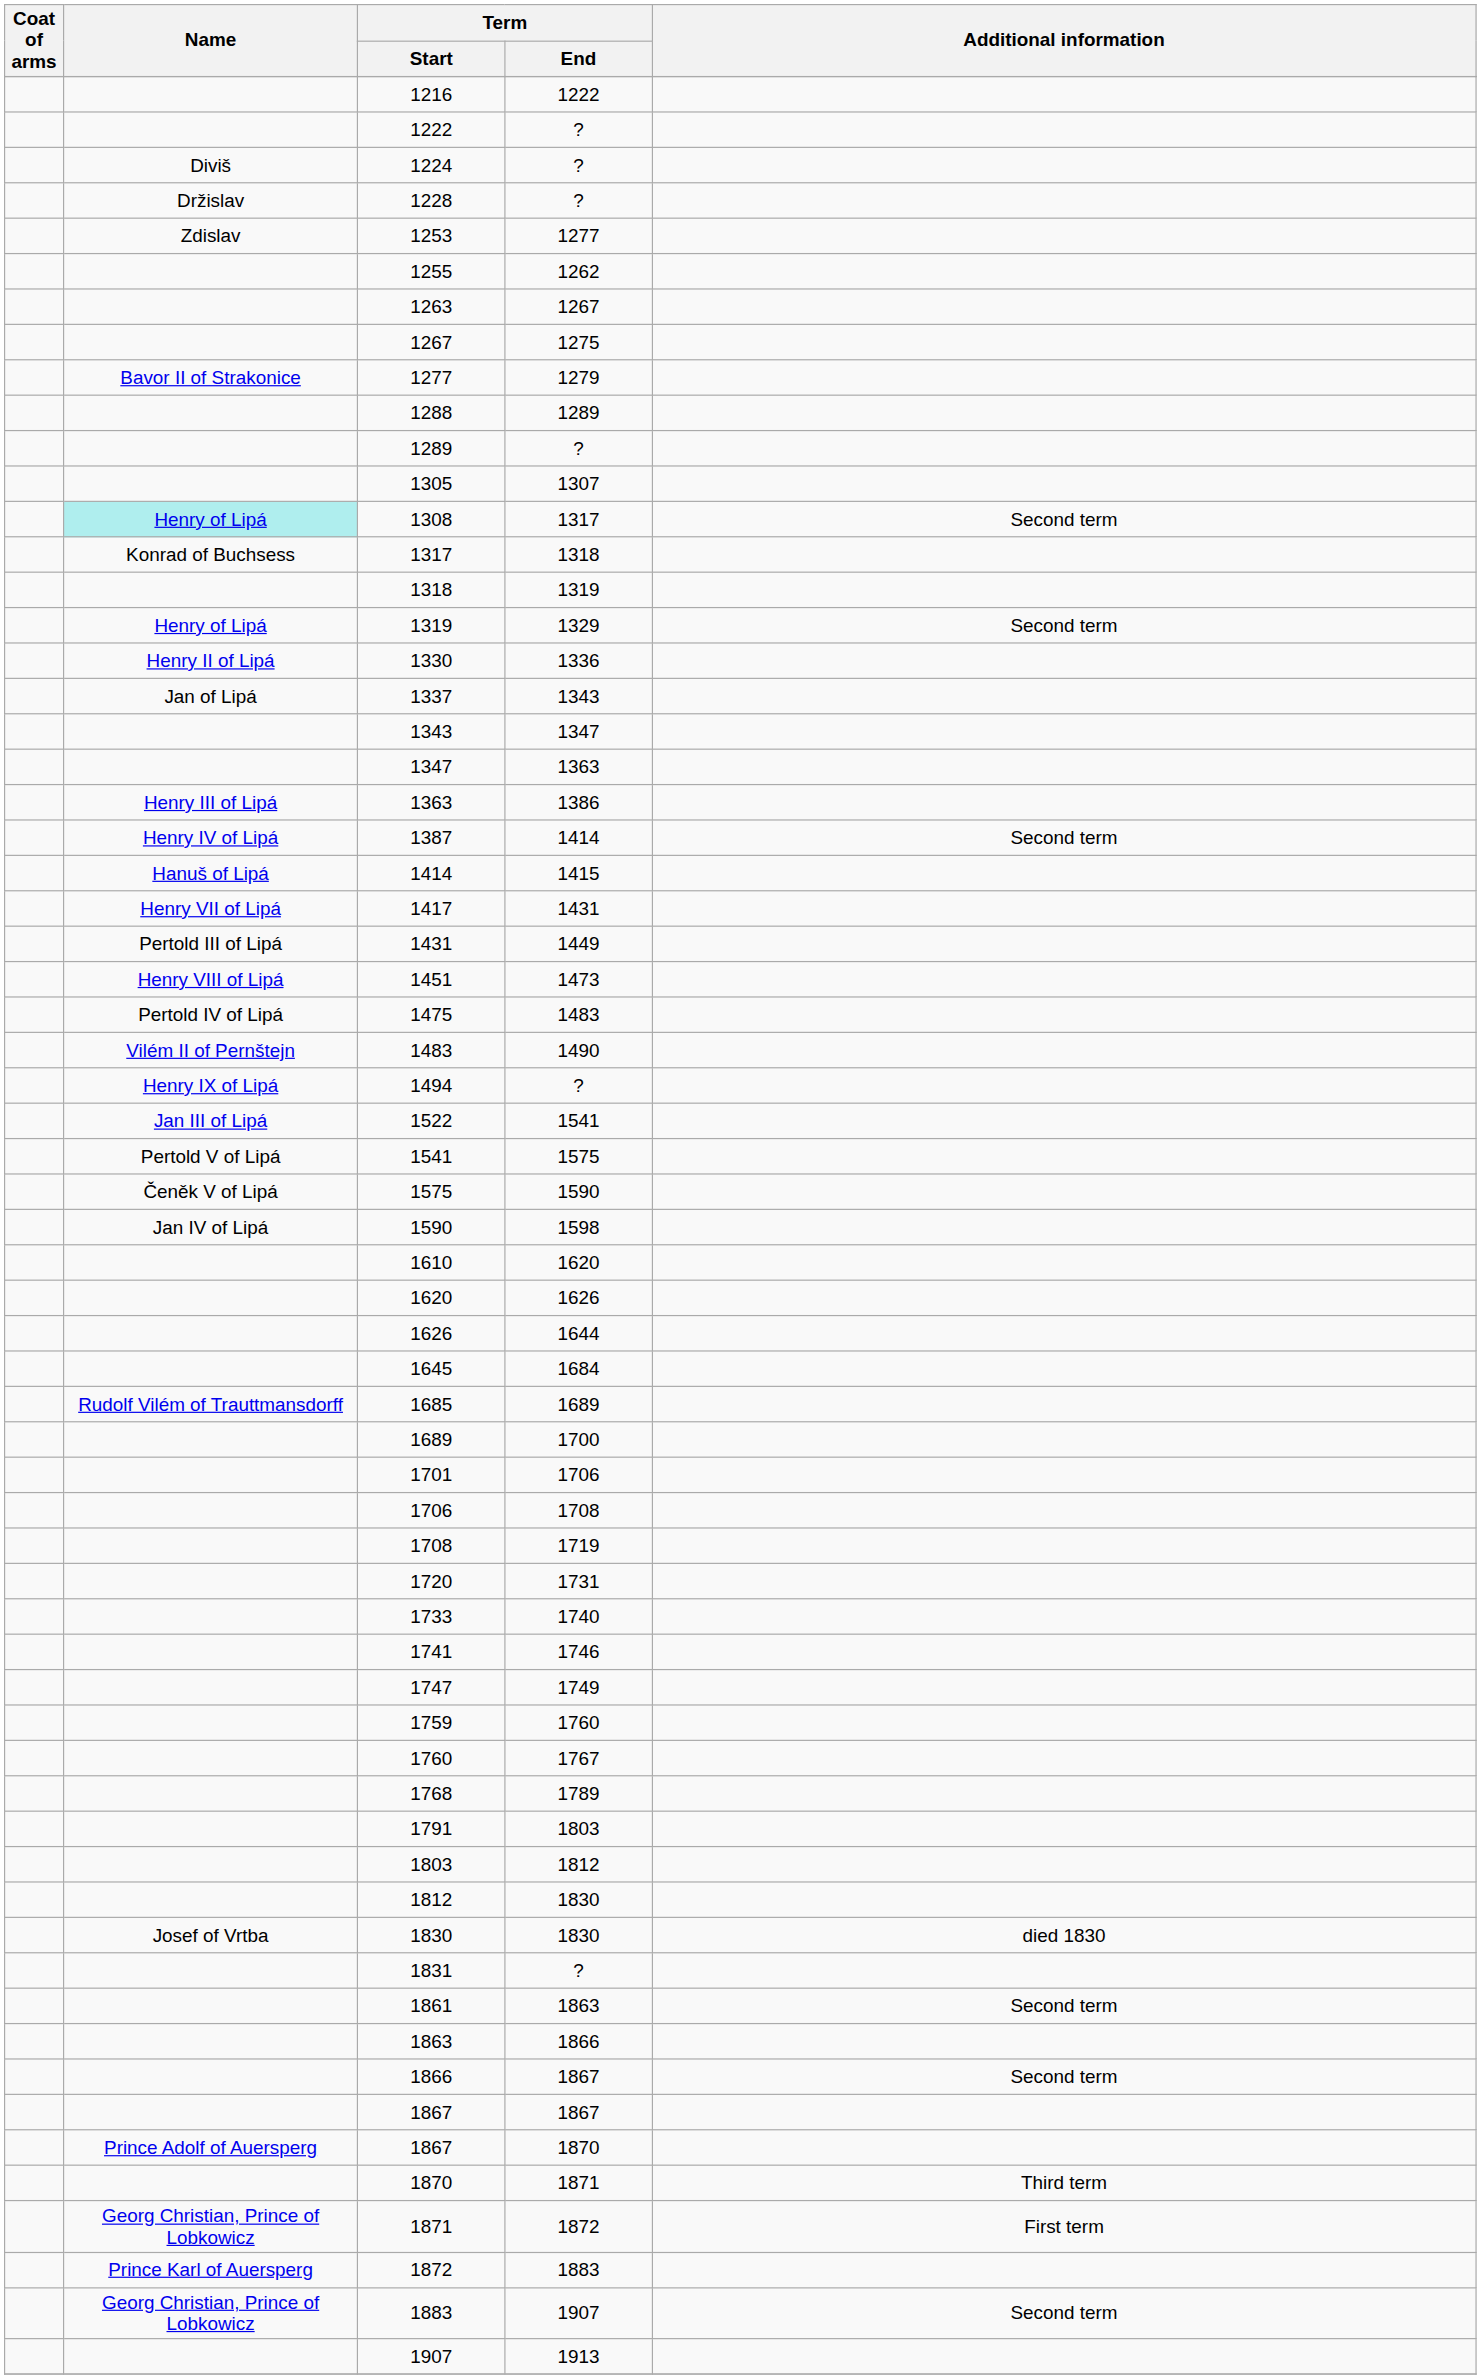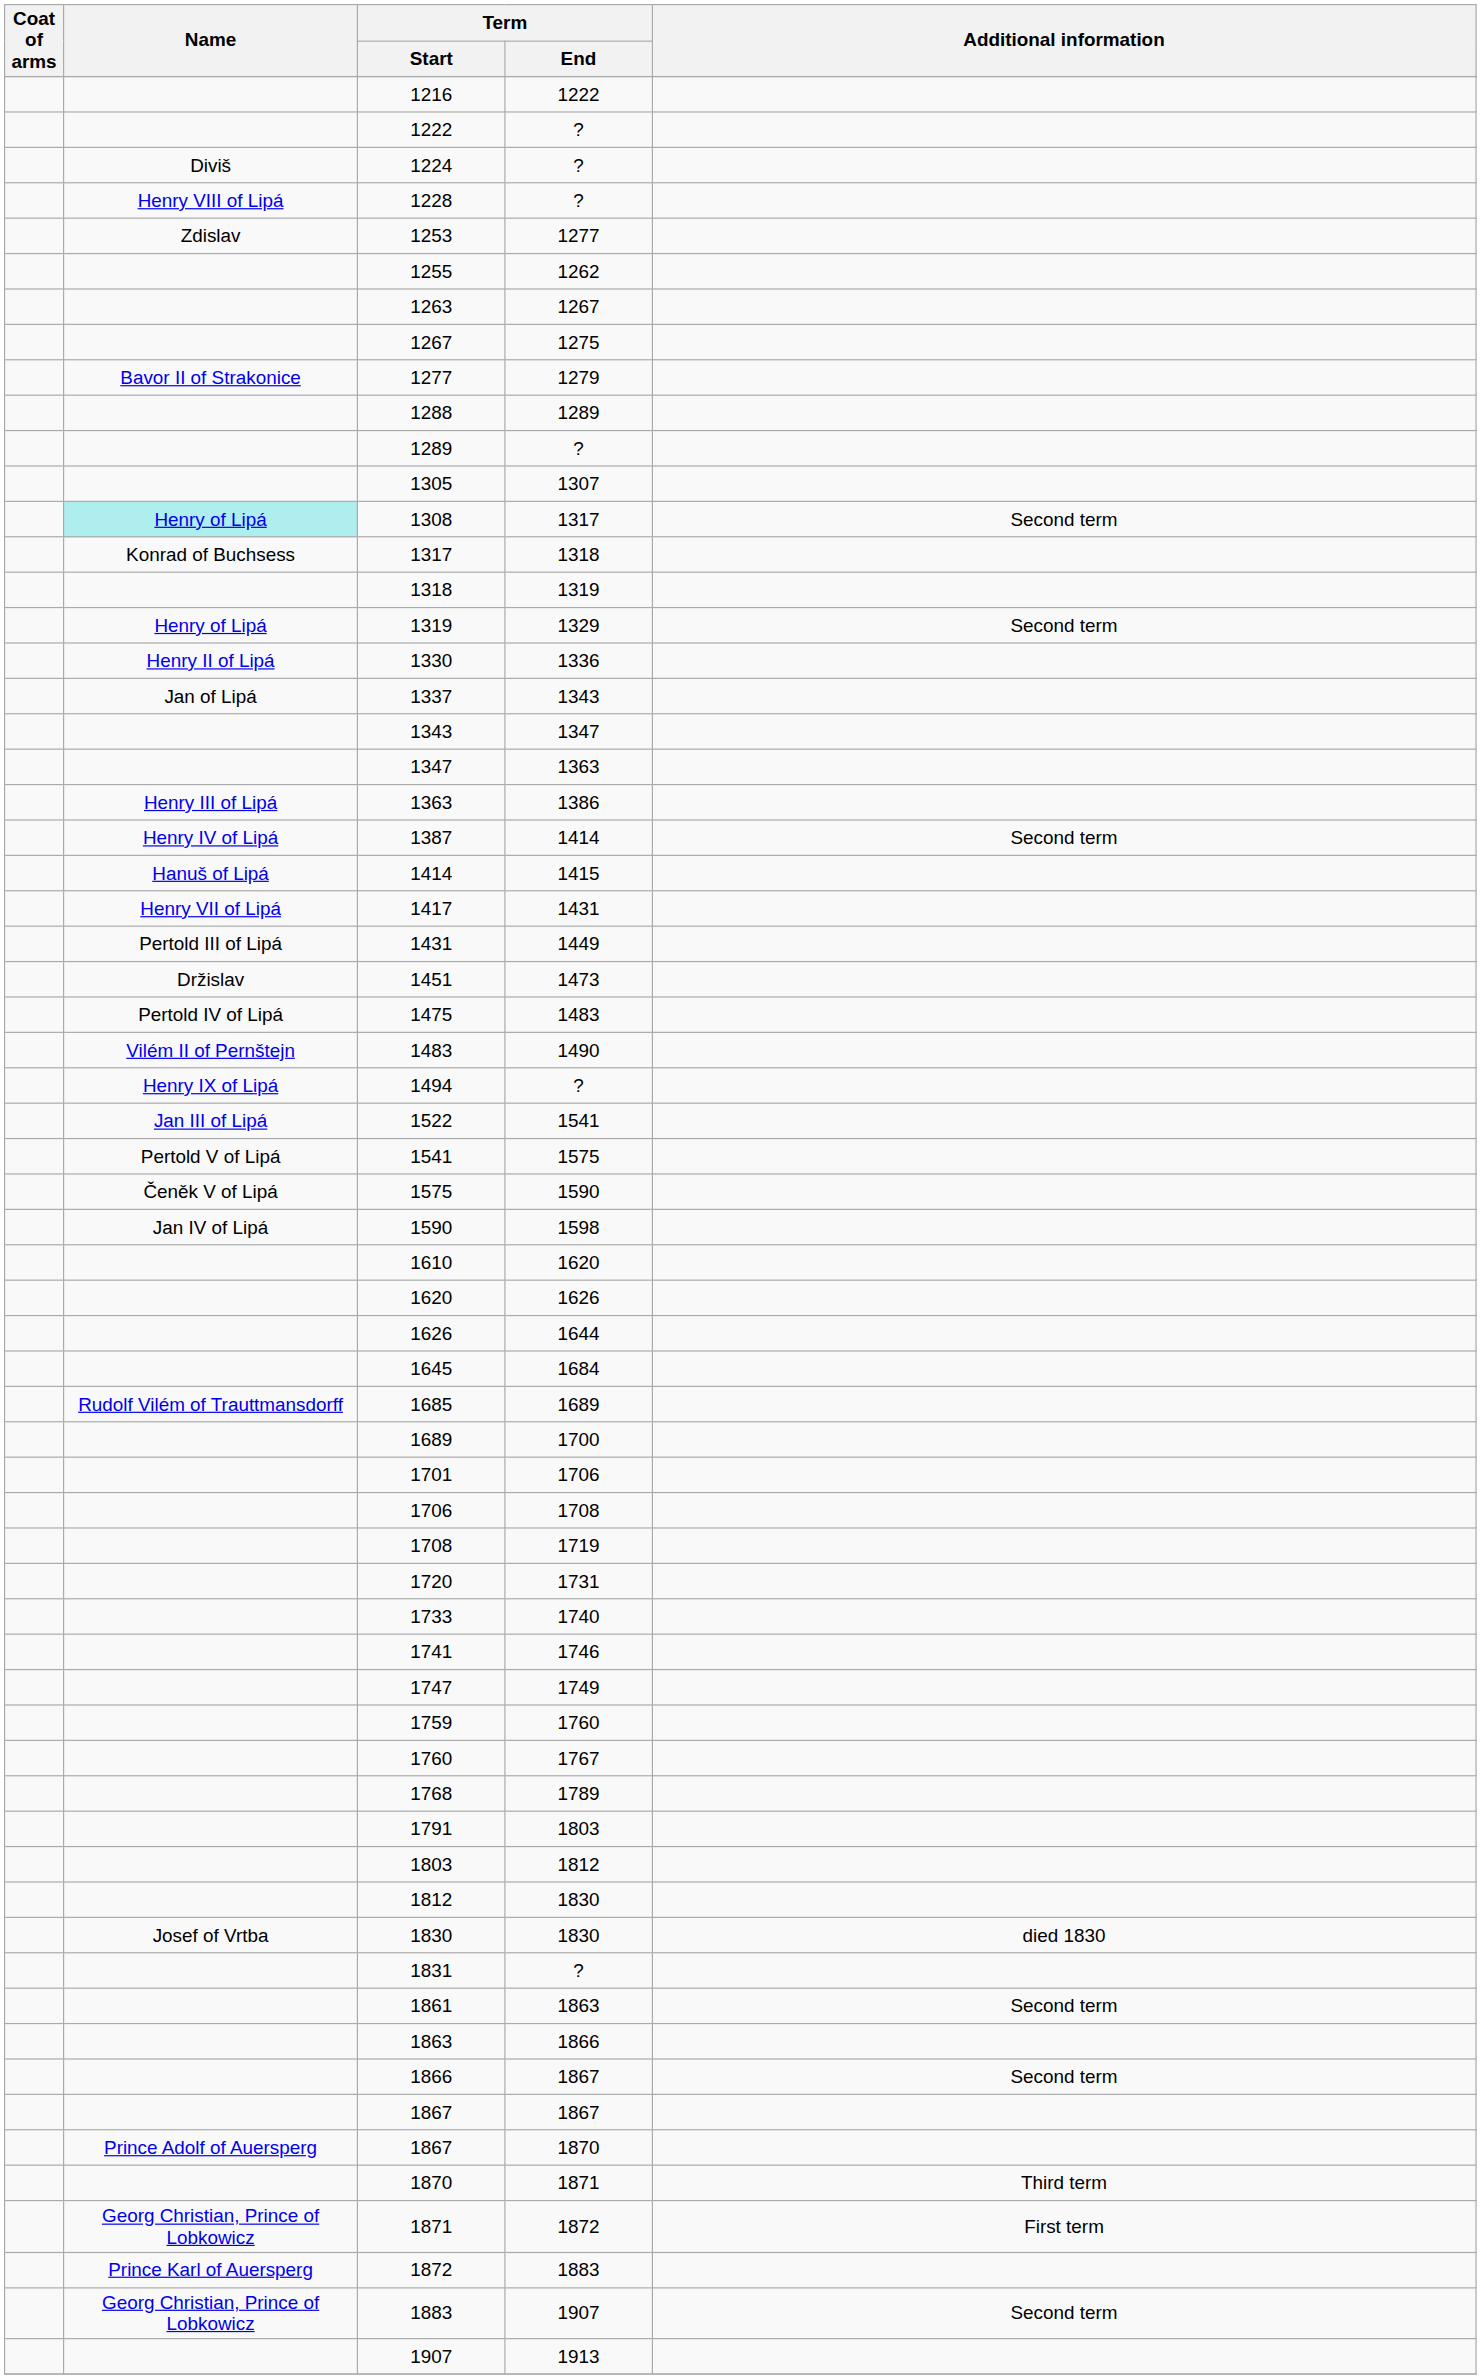(211, 200) Držislav -> (211, 200) Henry VIII of Lipá
(211, 979) Henry VIII of Lipá -> (211, 979) Držislav
